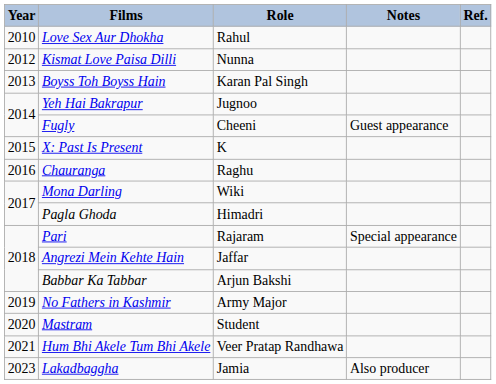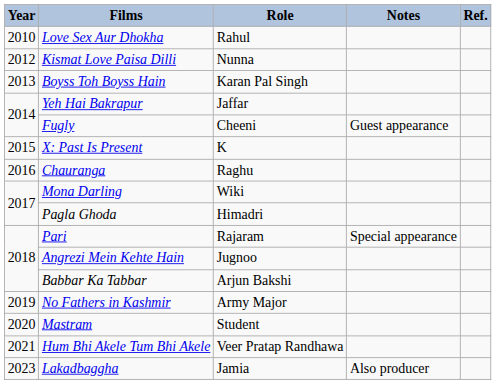(237, 103) Jugnoo -> (232, 103) Jaffar
(232, 258) Jaffar -> (237, 258) Jugnoo
